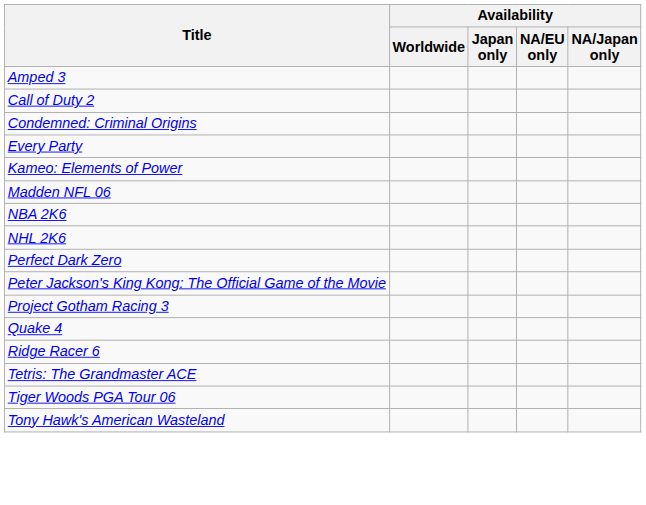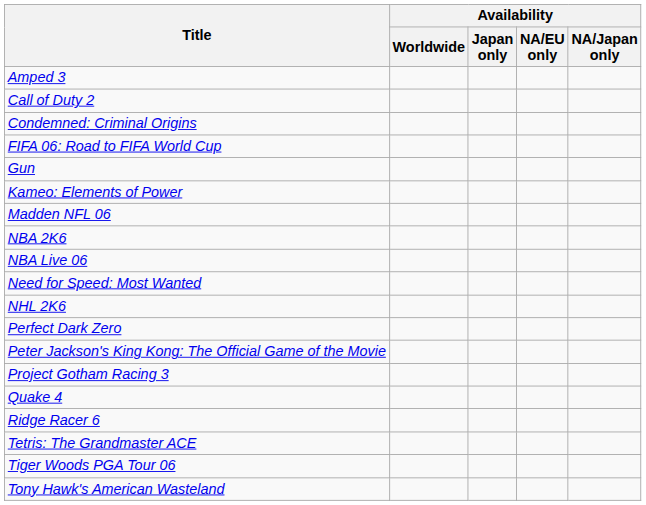- row: (45, 146)
+ row: (115, 146)
+ row: (21, 169)
+ row: (48, 260)
+ row: (104, 283)
